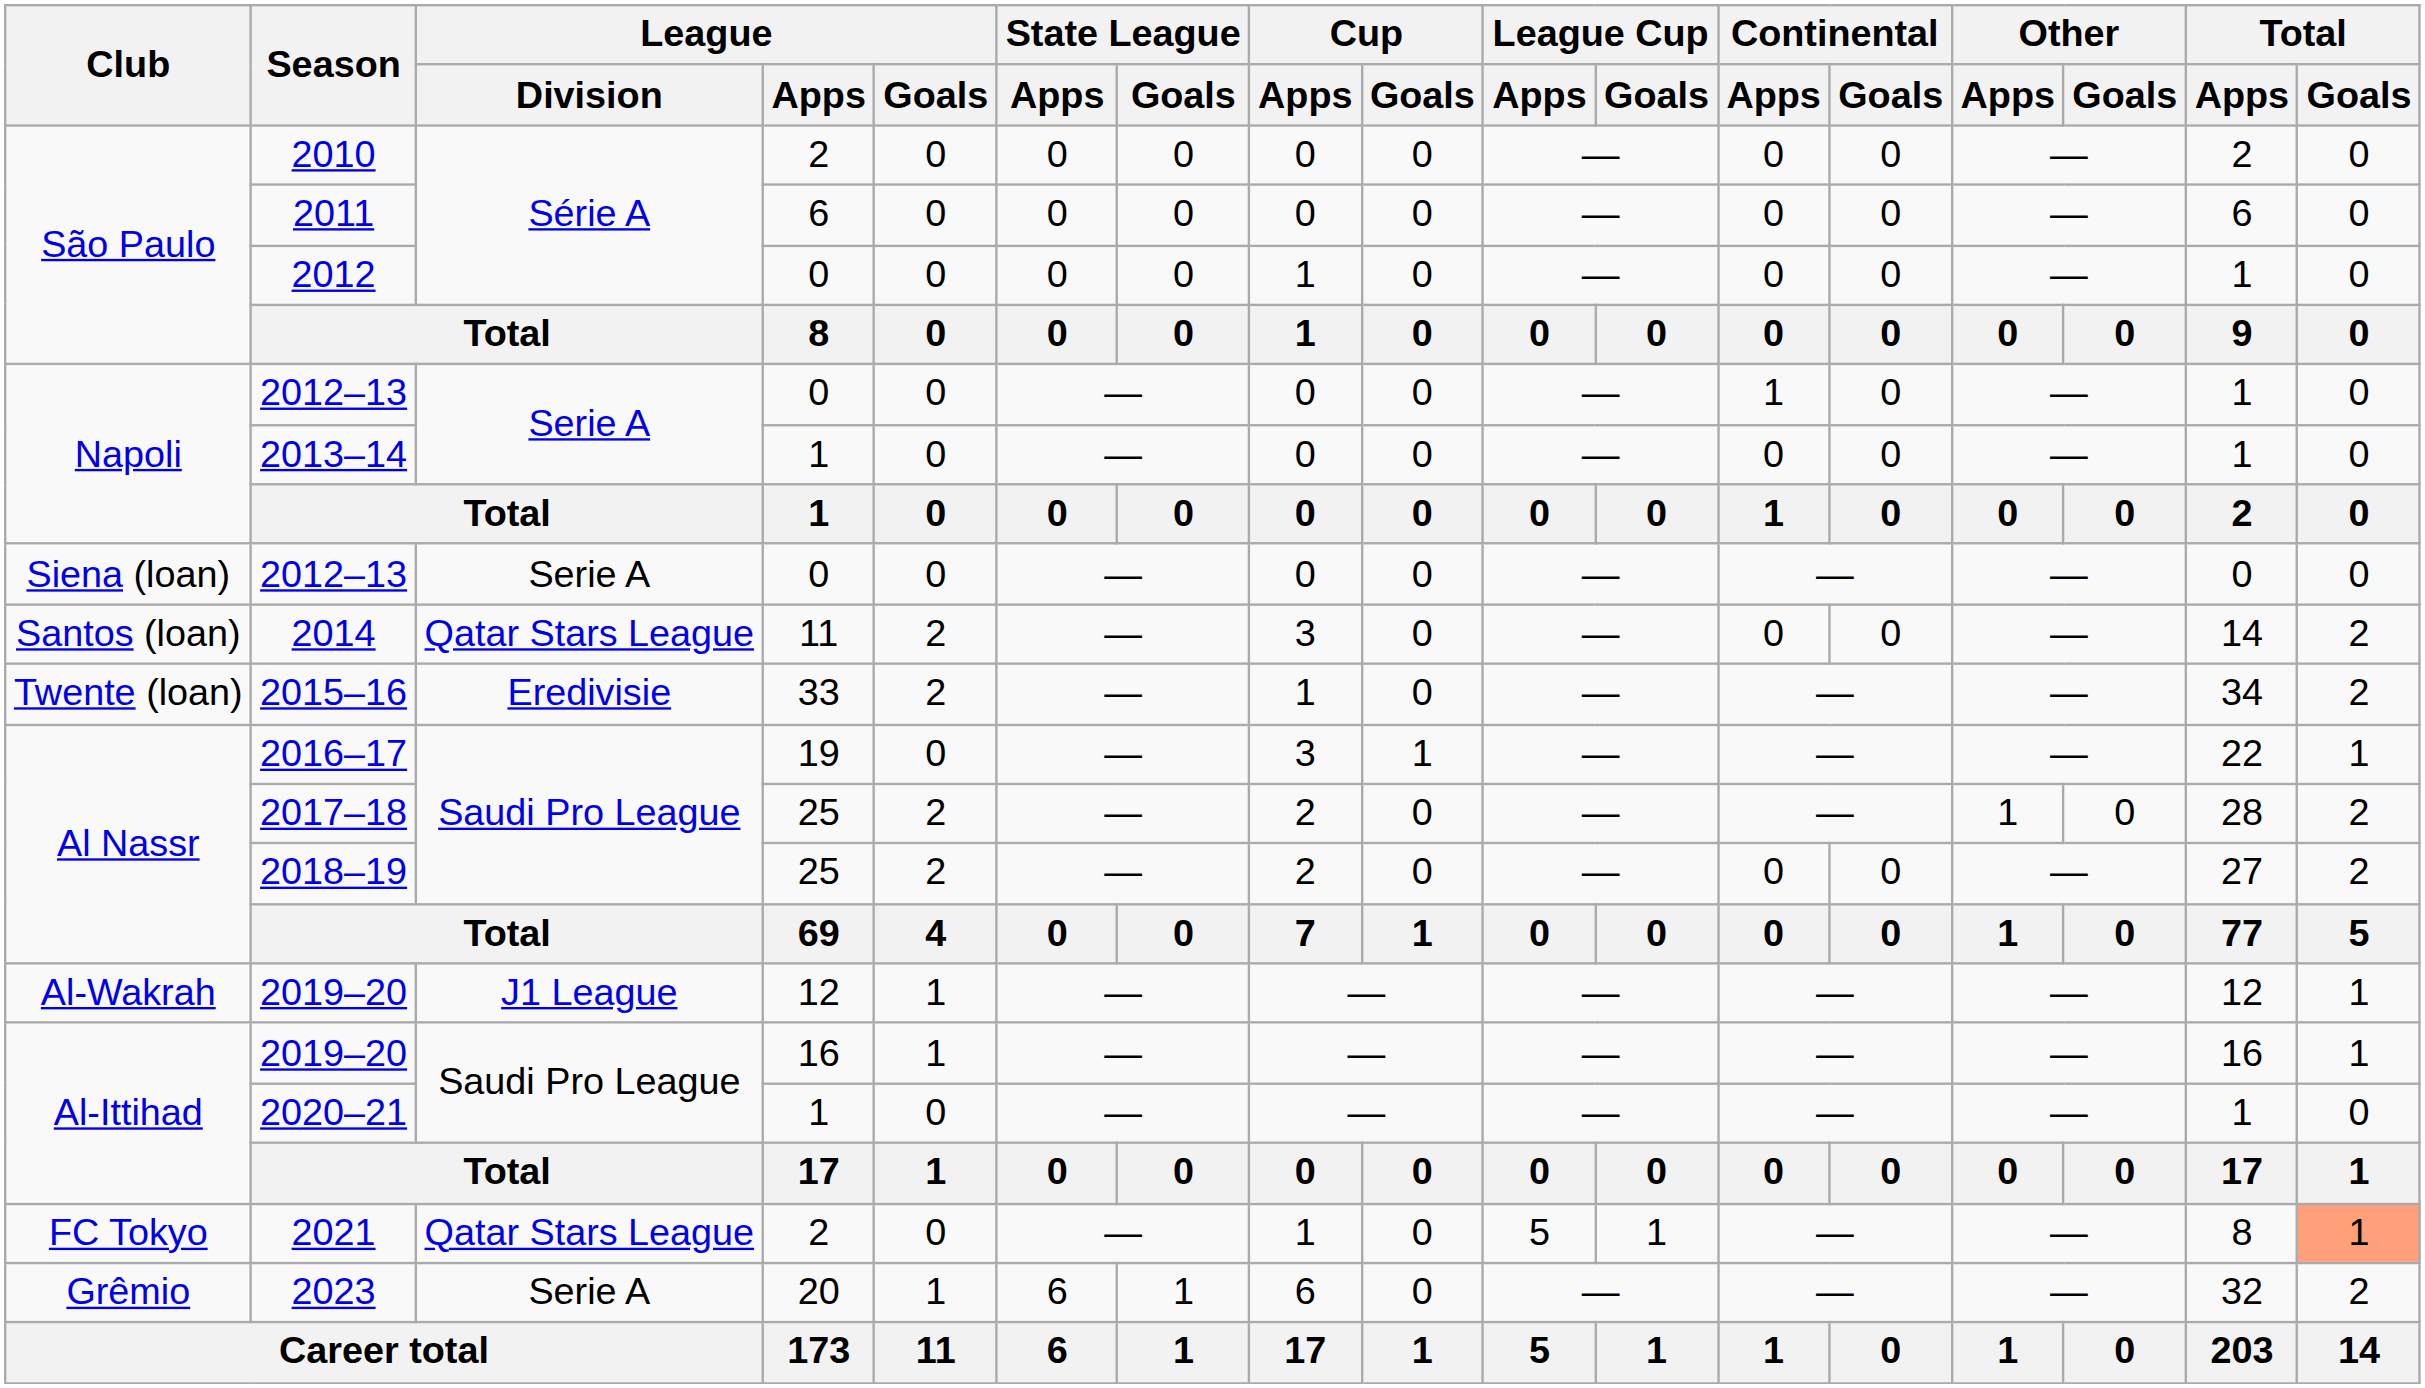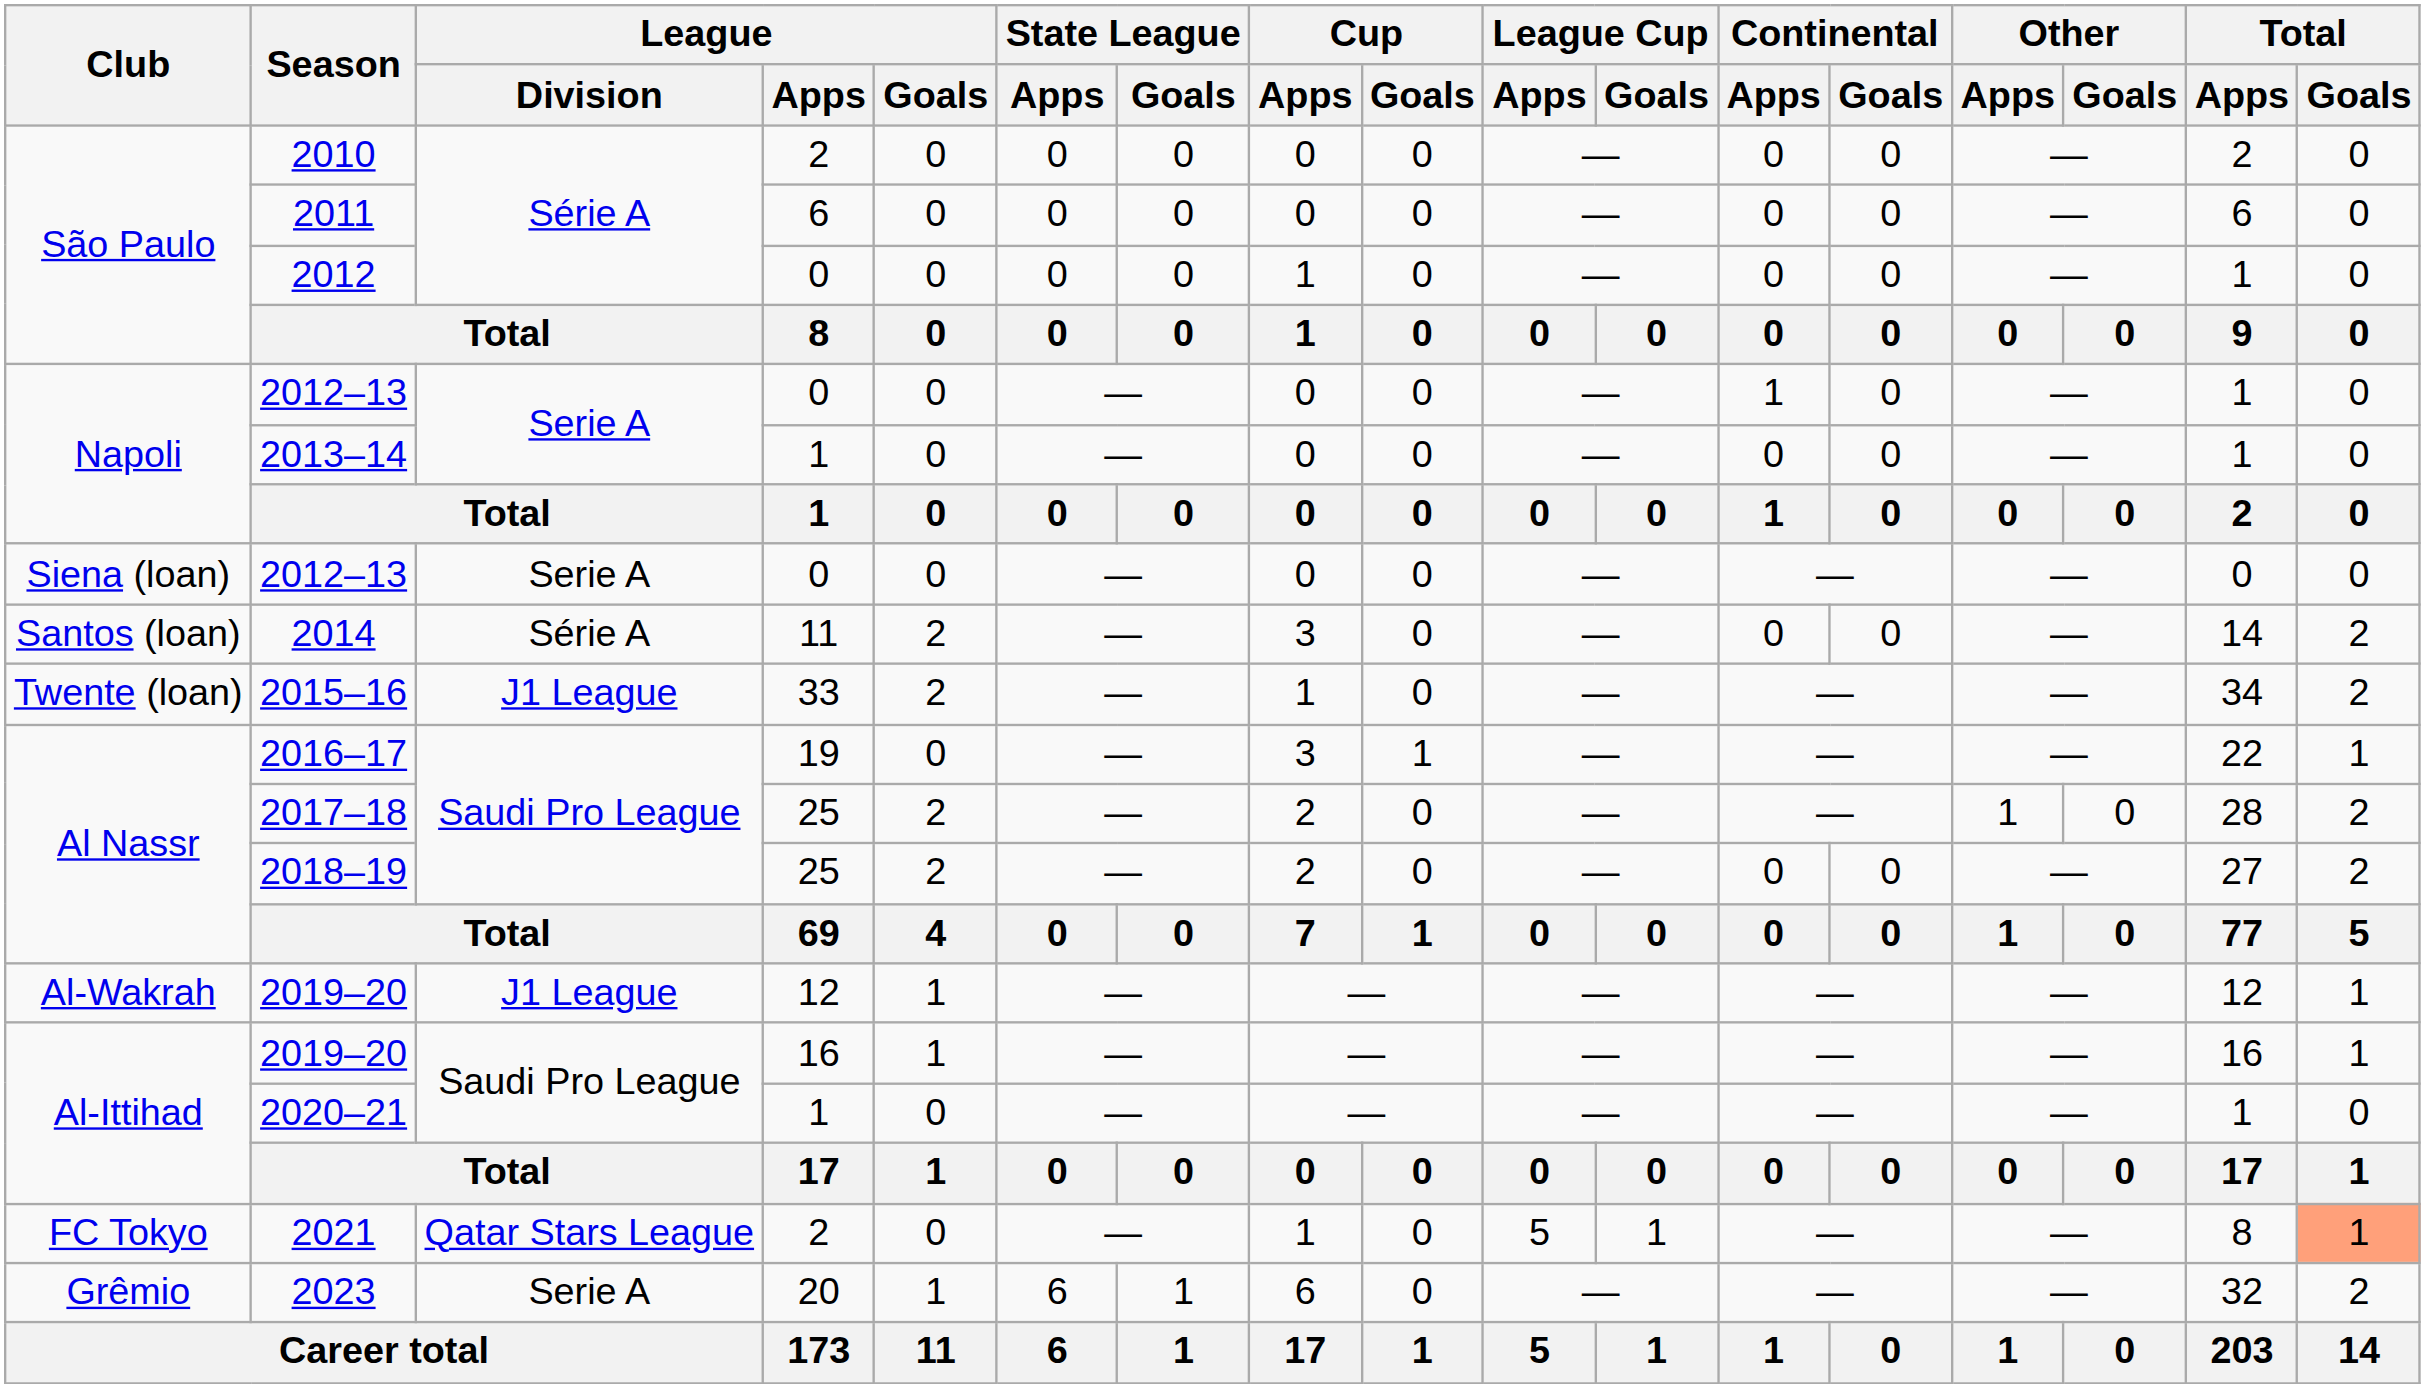(589, 633) Qatar Stars League -> (589, 633) Série A
(589, 693) Eredivisie -> (589, 693) J1 League
